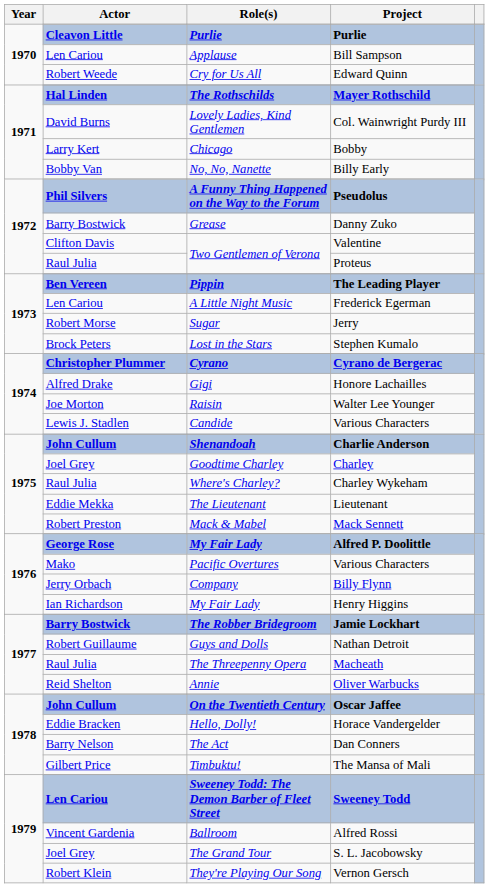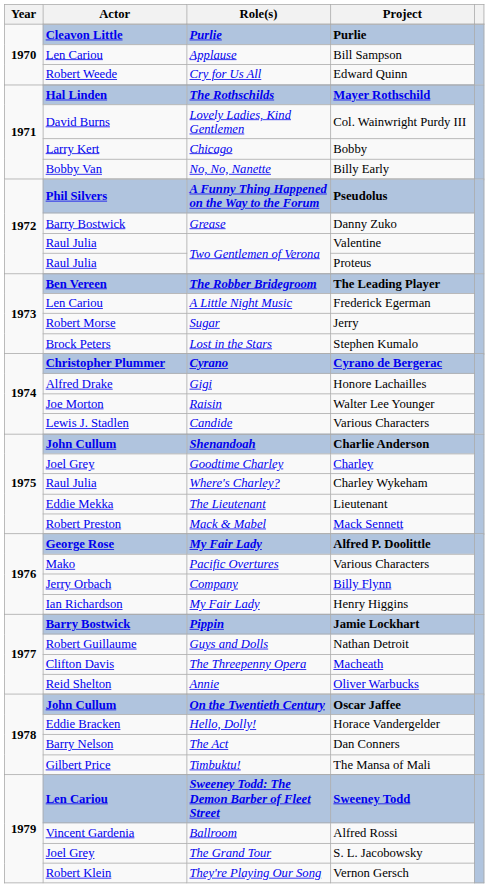(80, 243) Clifton Davis -> (71, 243) Raul Julia
(207, 283) Pippin -> (253, 283) The Robber Bridegroom
(253, 624) The Robber Bridegroom -> (207, 624) Pippin
(71, 664) Raul Julia -> (80, 664) Clifton Davis
